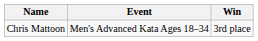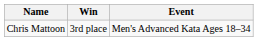columns swapped: (232, 12) <-> (139, 12)
